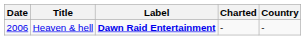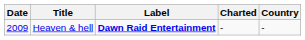(17, 28) 2006 -> (17, 28) 2009
